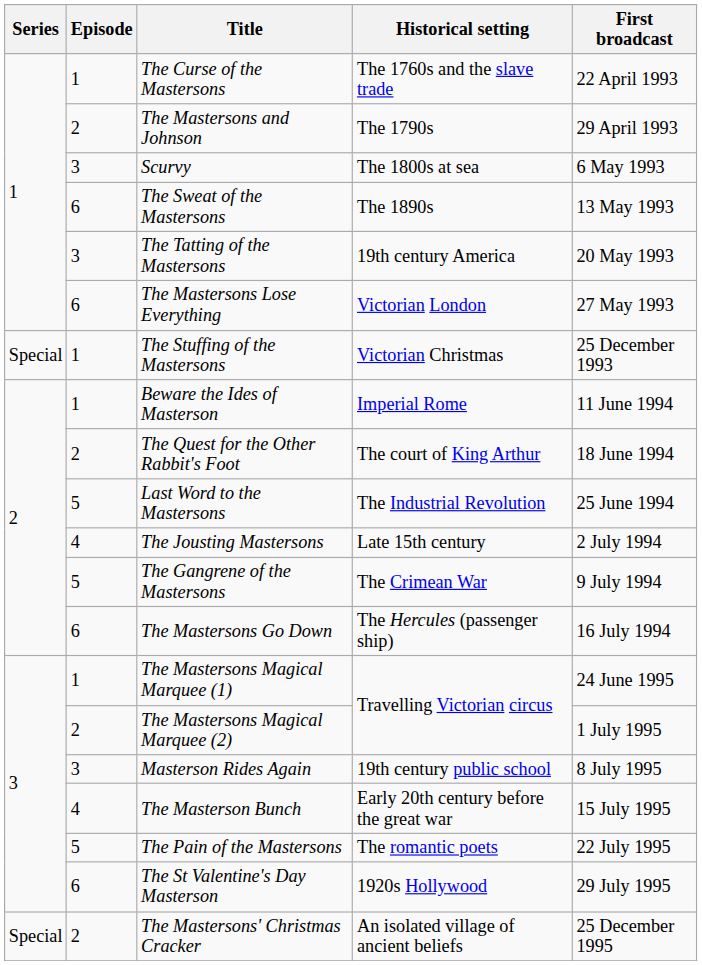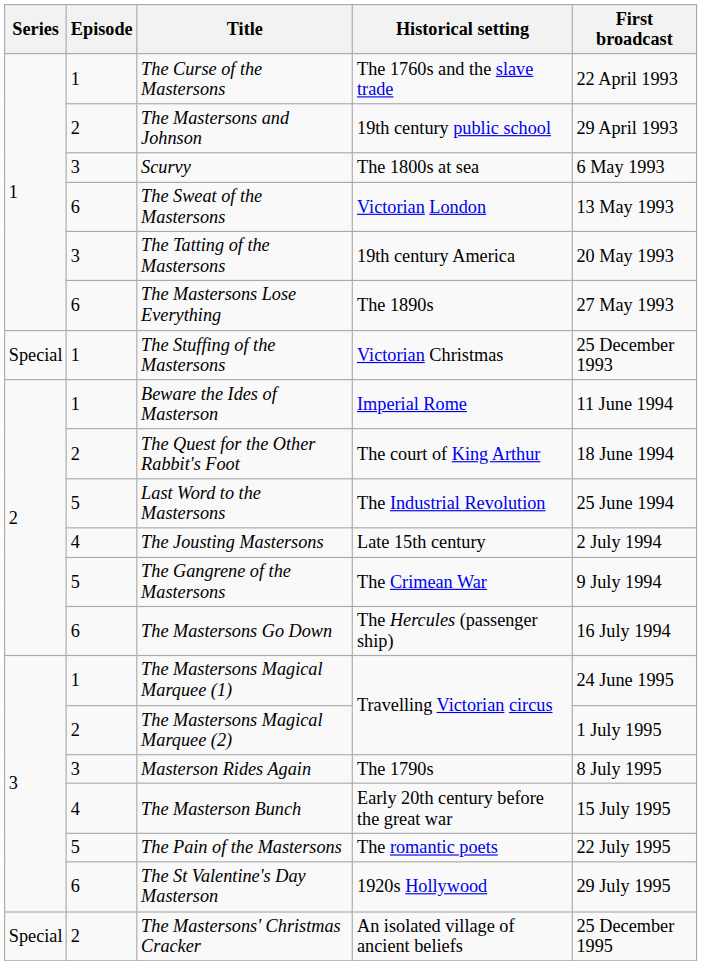(395, 128) The 1790s -> (454, 128) 19th century public school
(395, 206) The 1890s -> (422, 206) Victorian London
(422, 305) Victorian London -> (395, 305) The 1890s
(454, 769) 19th century public school -> (395, 769) The 1790s
